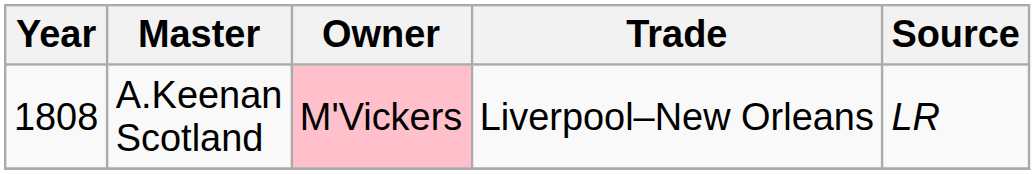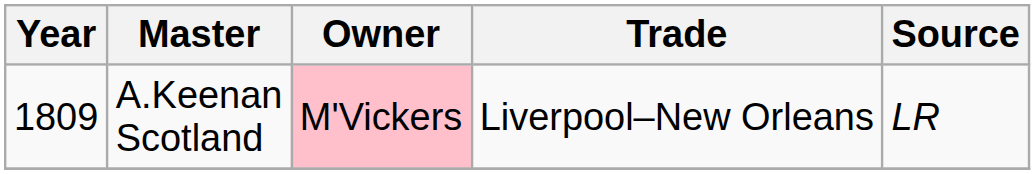(56, 116) 1808 -> (56, 116) 1809
